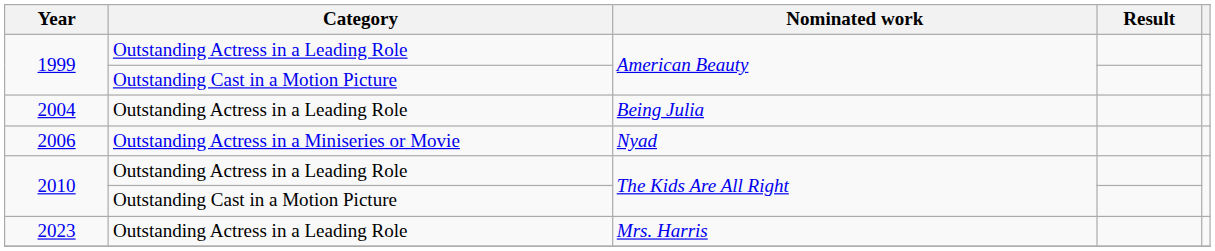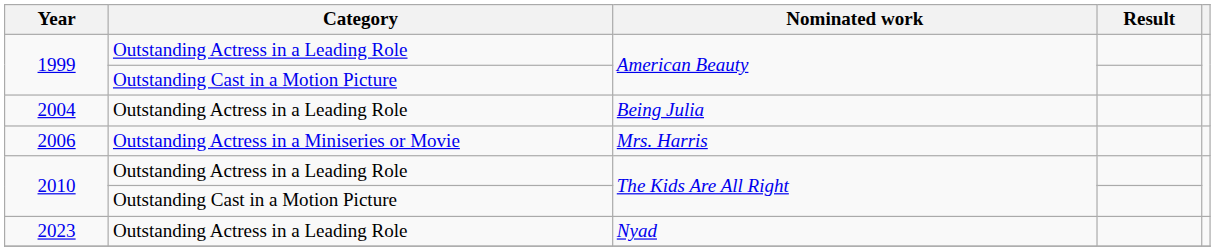(637, 140) Nyad -> (662, 140) Mrs. Harris
(662, 230) Mrs. Harris -> (637, 230) Nyad
